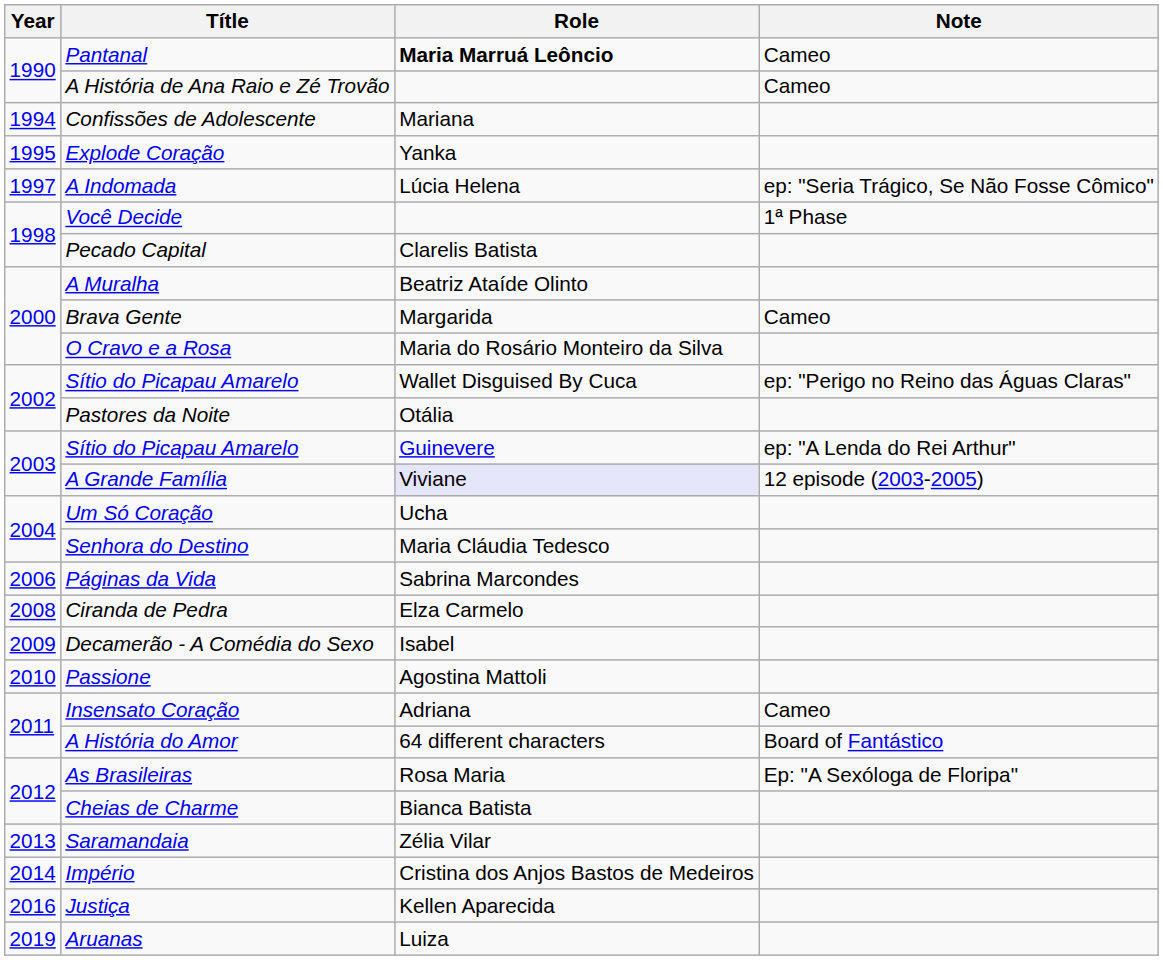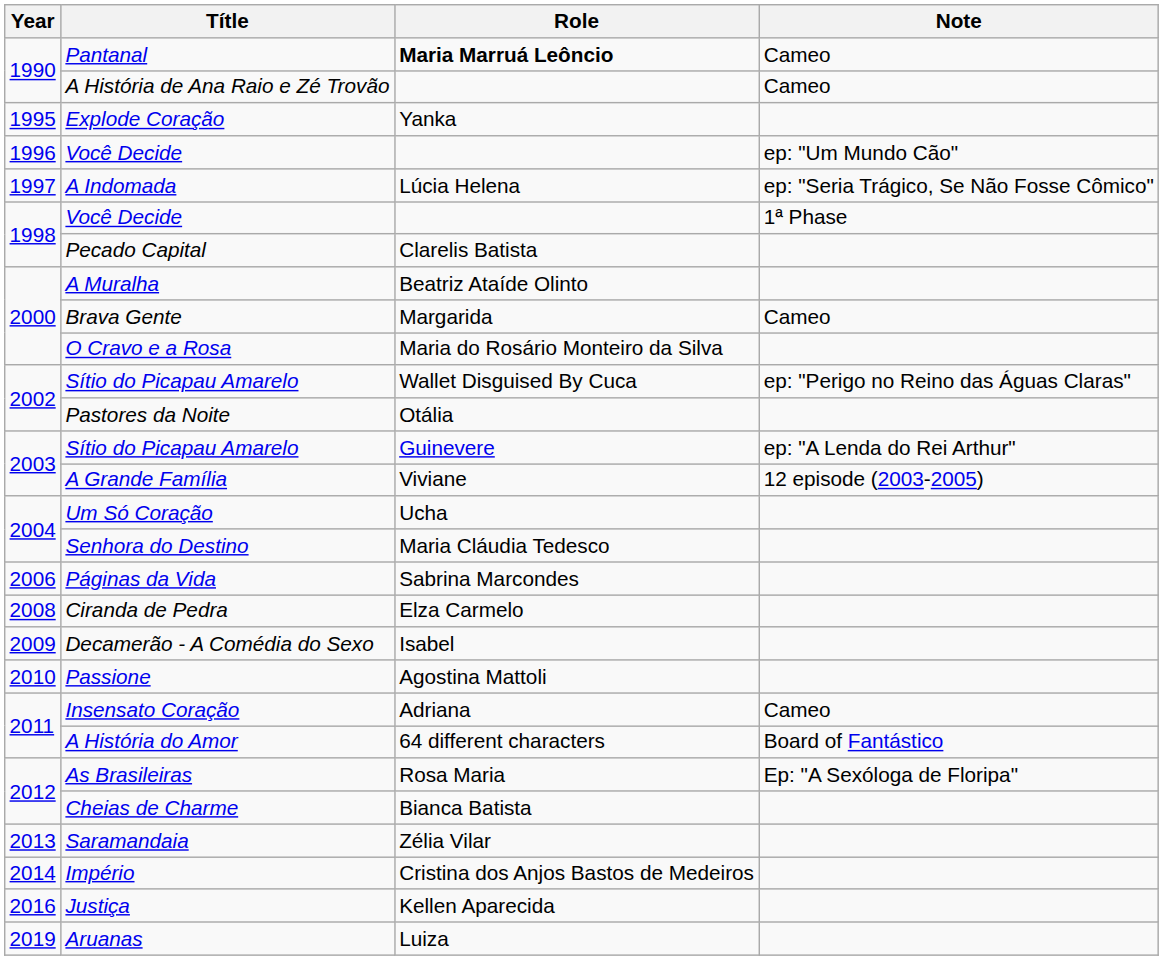- row: (33, 120)
+ row: (33, 153)
(433, 480) lavender background -> (433, 480) no background
